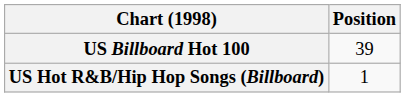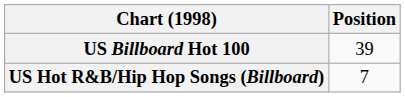(364, 77) 1 -> (364, 77) 7
